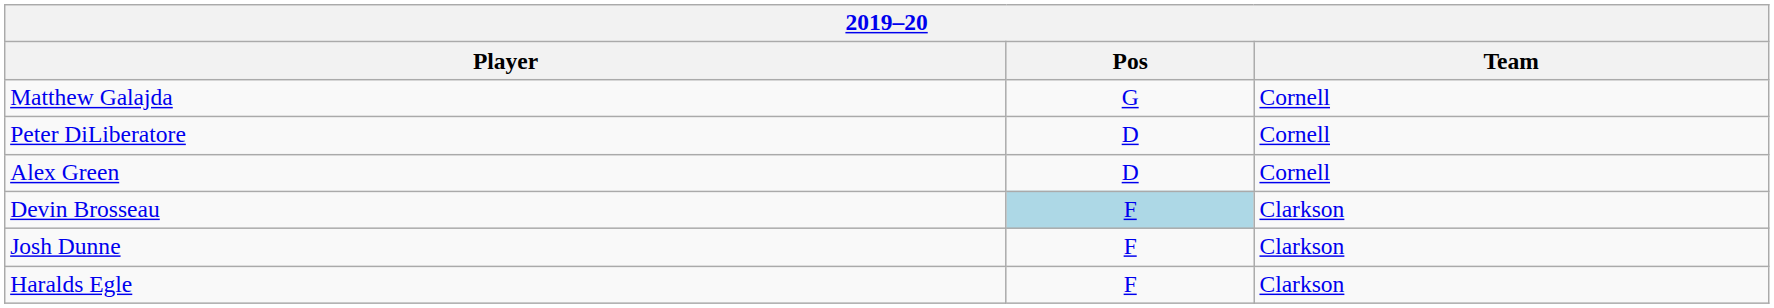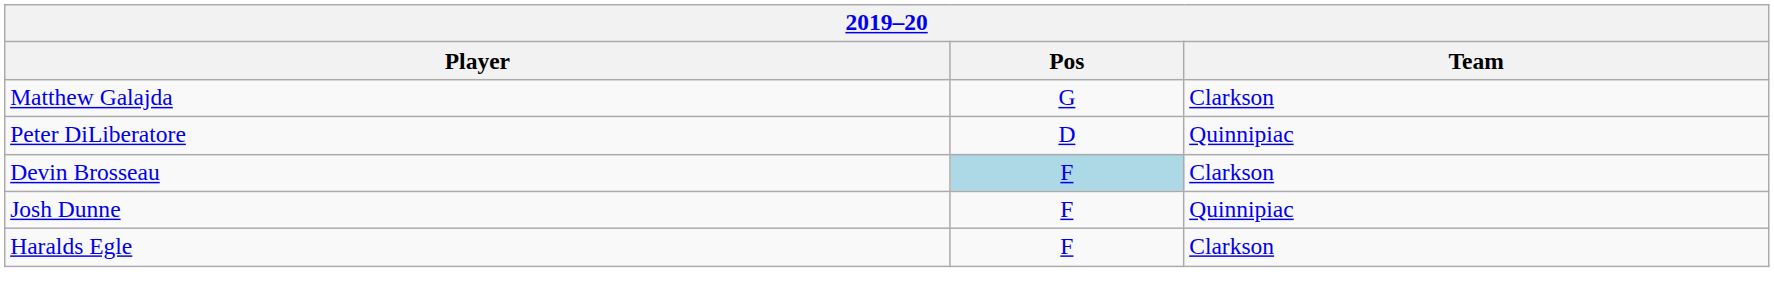(1295, 97) Cornell -> (1232, 97) Clarkson
(1295, 135) Cornell -> (1241, 135) Quinnipiac
- row: (65, 172)
(1302, 246) Clarkson -> (1241, 209) Quinnipiac
